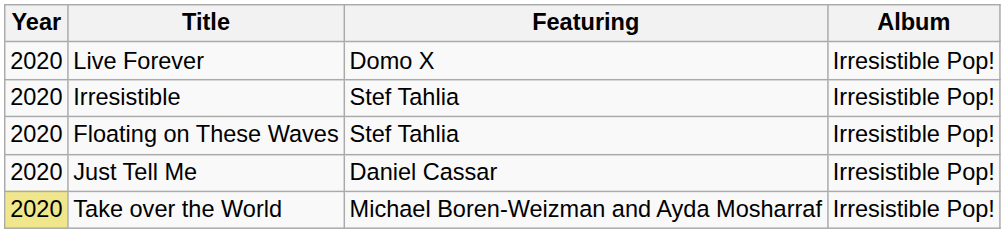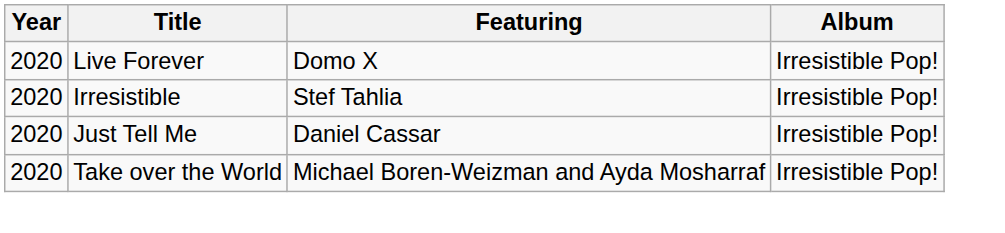- row: (206, 135)
(36, 209) khaki background -> (36, 172) no background
